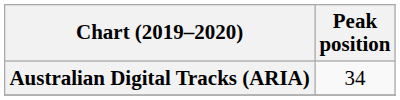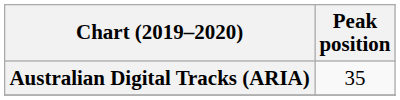(355, 77) 34 -> (355, 77) 35
